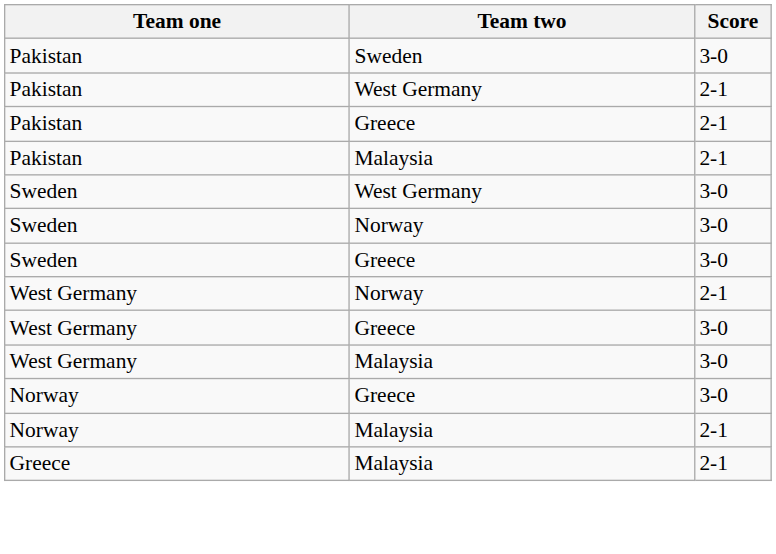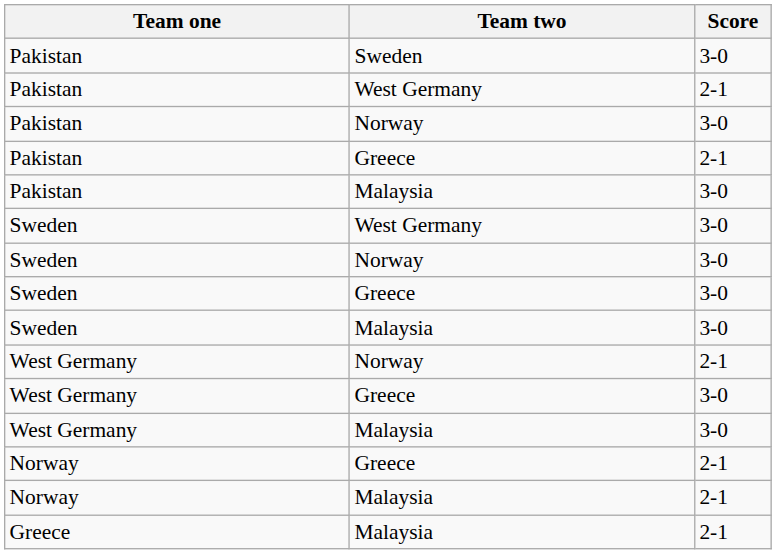+ row: (46, 123)
(714, 157) 2-1 -> (714, 191) 3-0
+ row: (44, 327)
(714, 395) 3-0 -> (714, 463) 2-1
